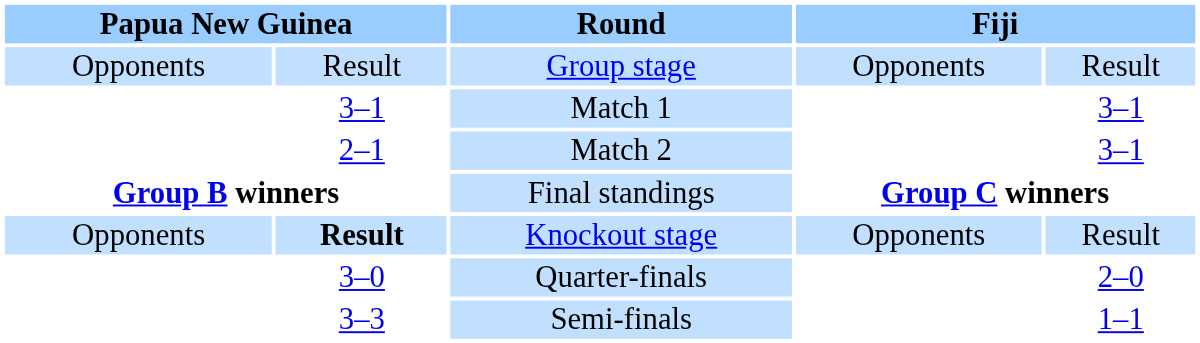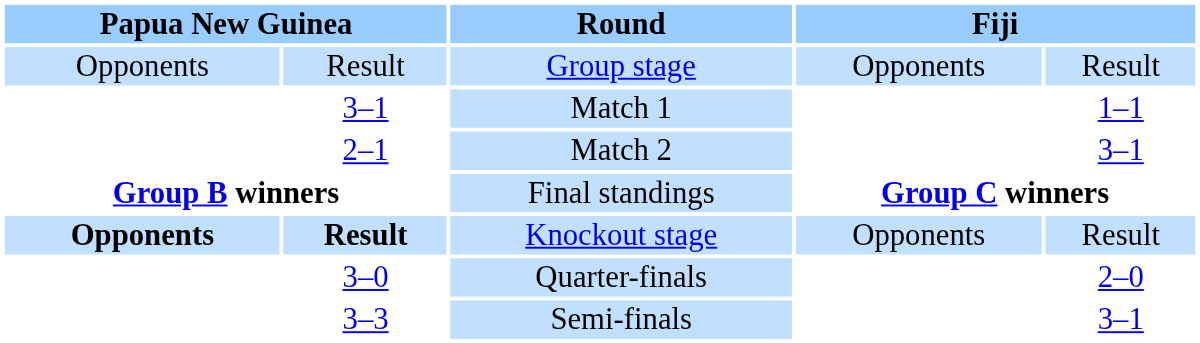(1121, 108) 3–1 -> (1121, 108) 1–1
(139, 234) normal -> (142, 234) bold
(1121, 319) 1–1 -> (1121, 319) 3–1
